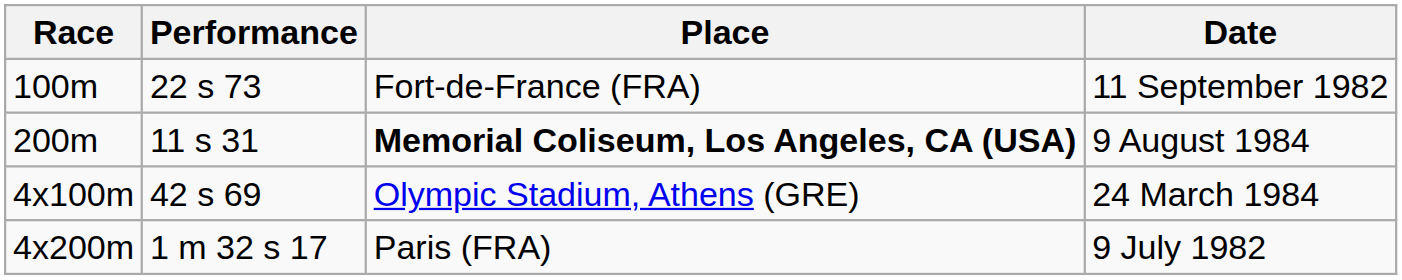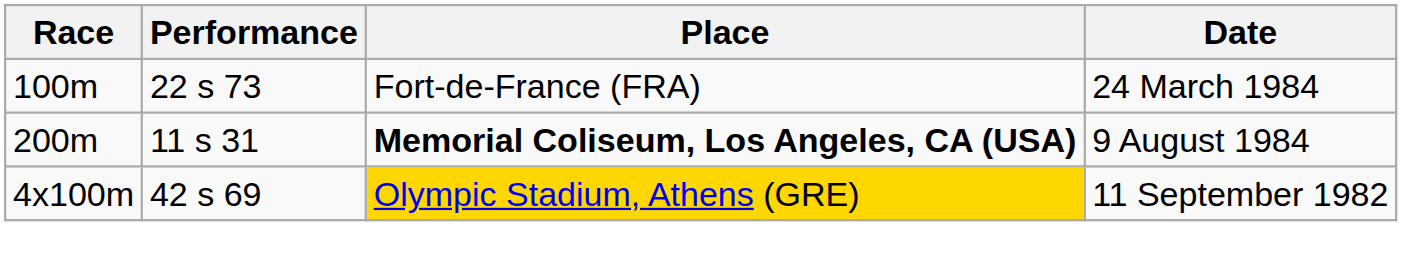(1240, 86) 11 September 1982 -> (1206, 86) 24 March 1984
(617, 194) no background -> (617, 194) gold background
(1206, 194) 24 March 1984 -> (1240, 194) 11 September 1982
- row: (74, 248)
